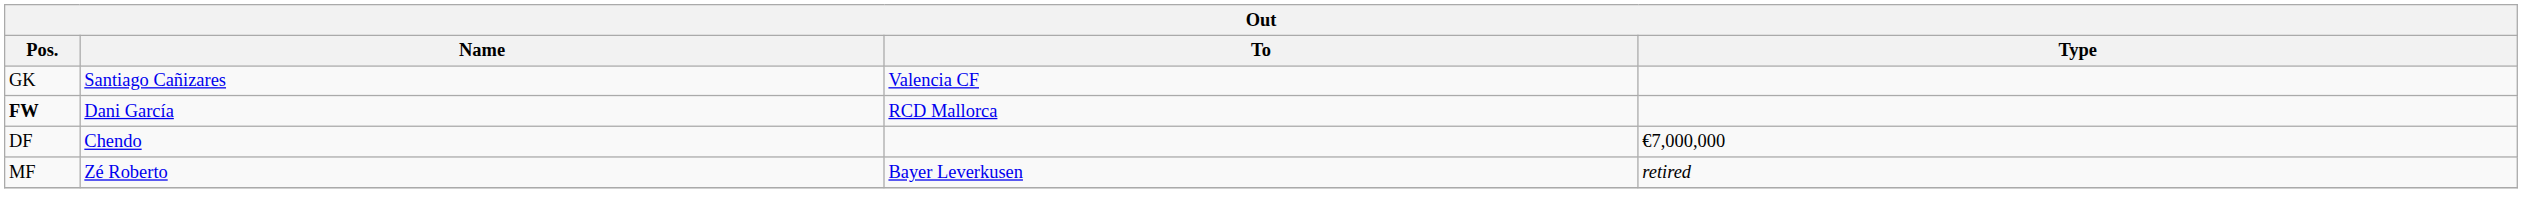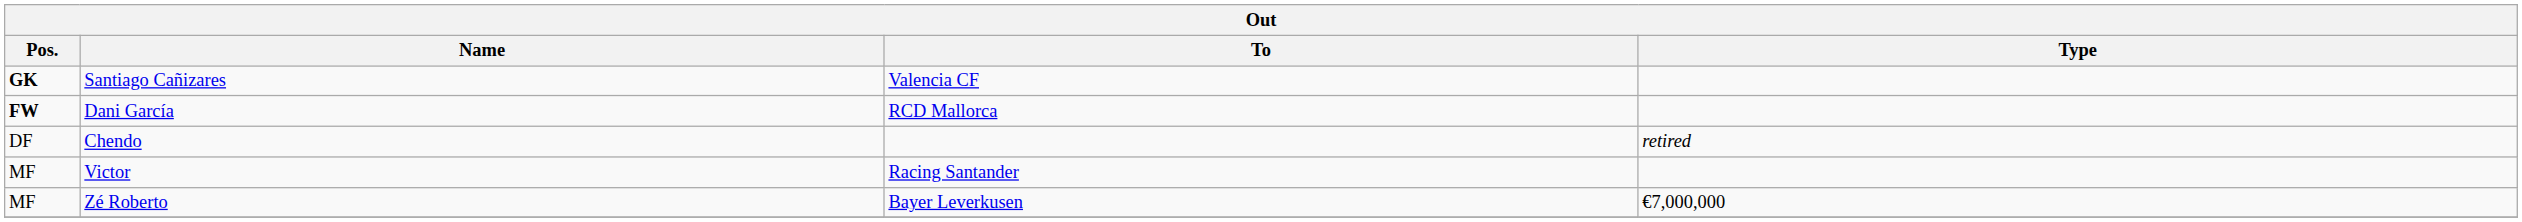(22, 80) normal -> (23, 80) bold
(1684, 141) €7,000,000 -> (1667, 141) retired
+ row: (107, 172)
(1667, 172) retired -> (1684, 202) €7,000,000
